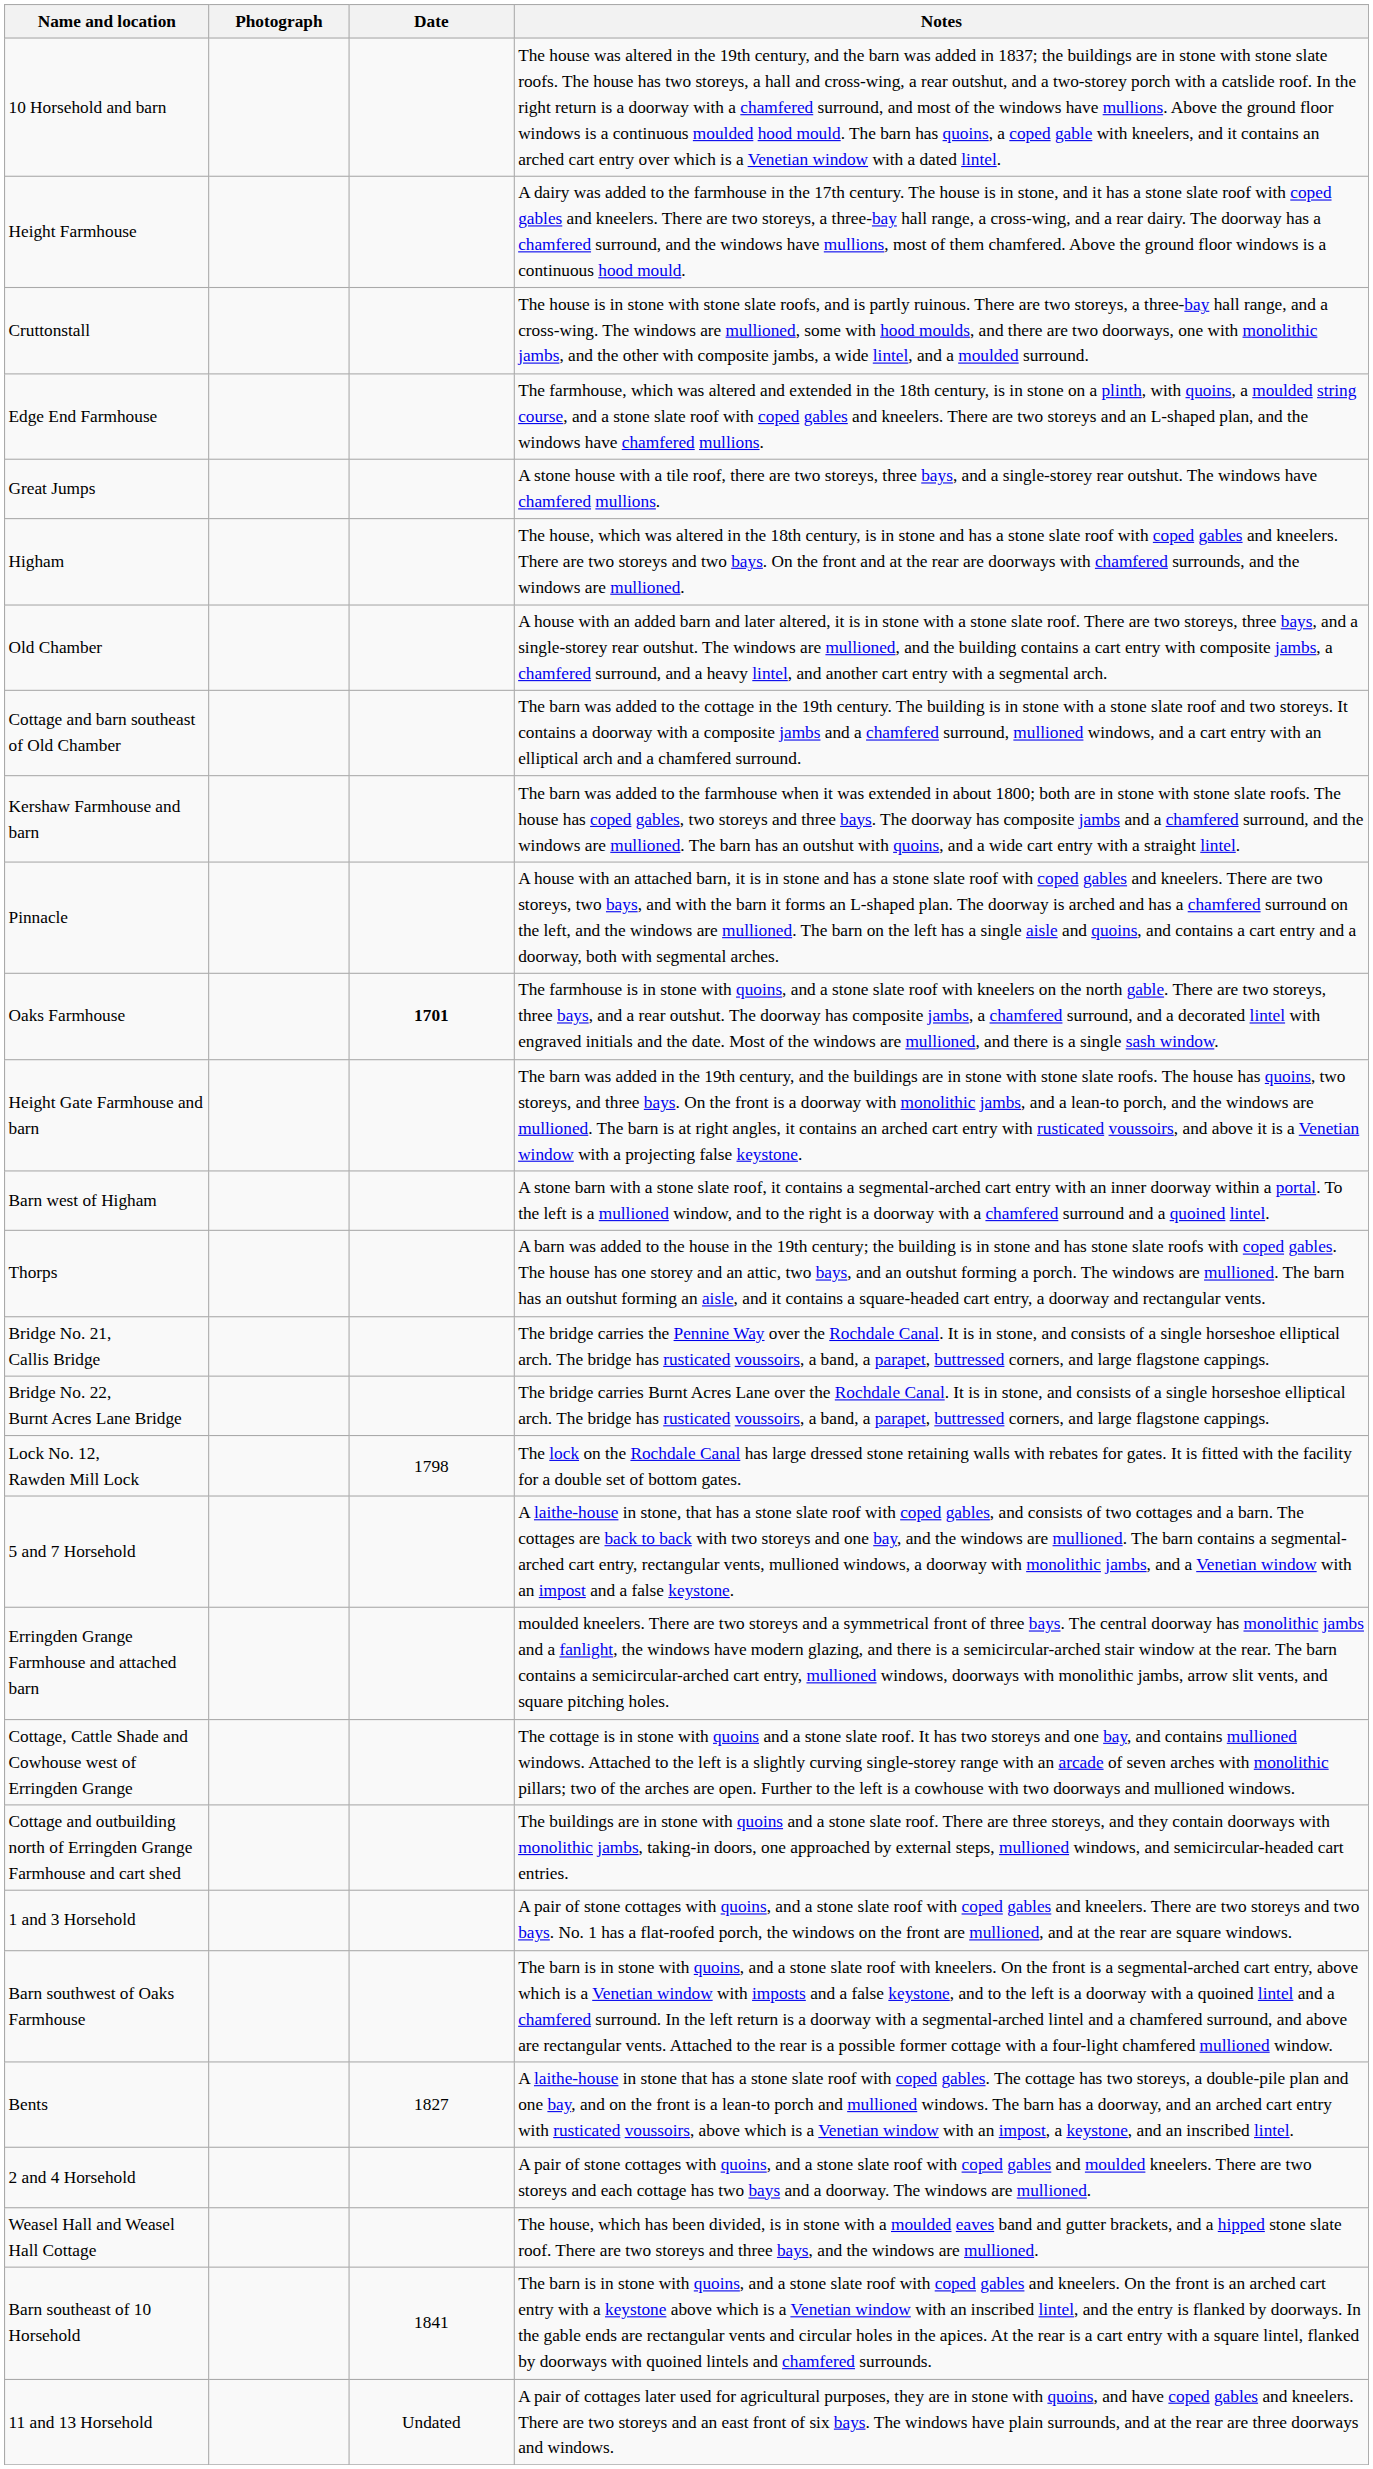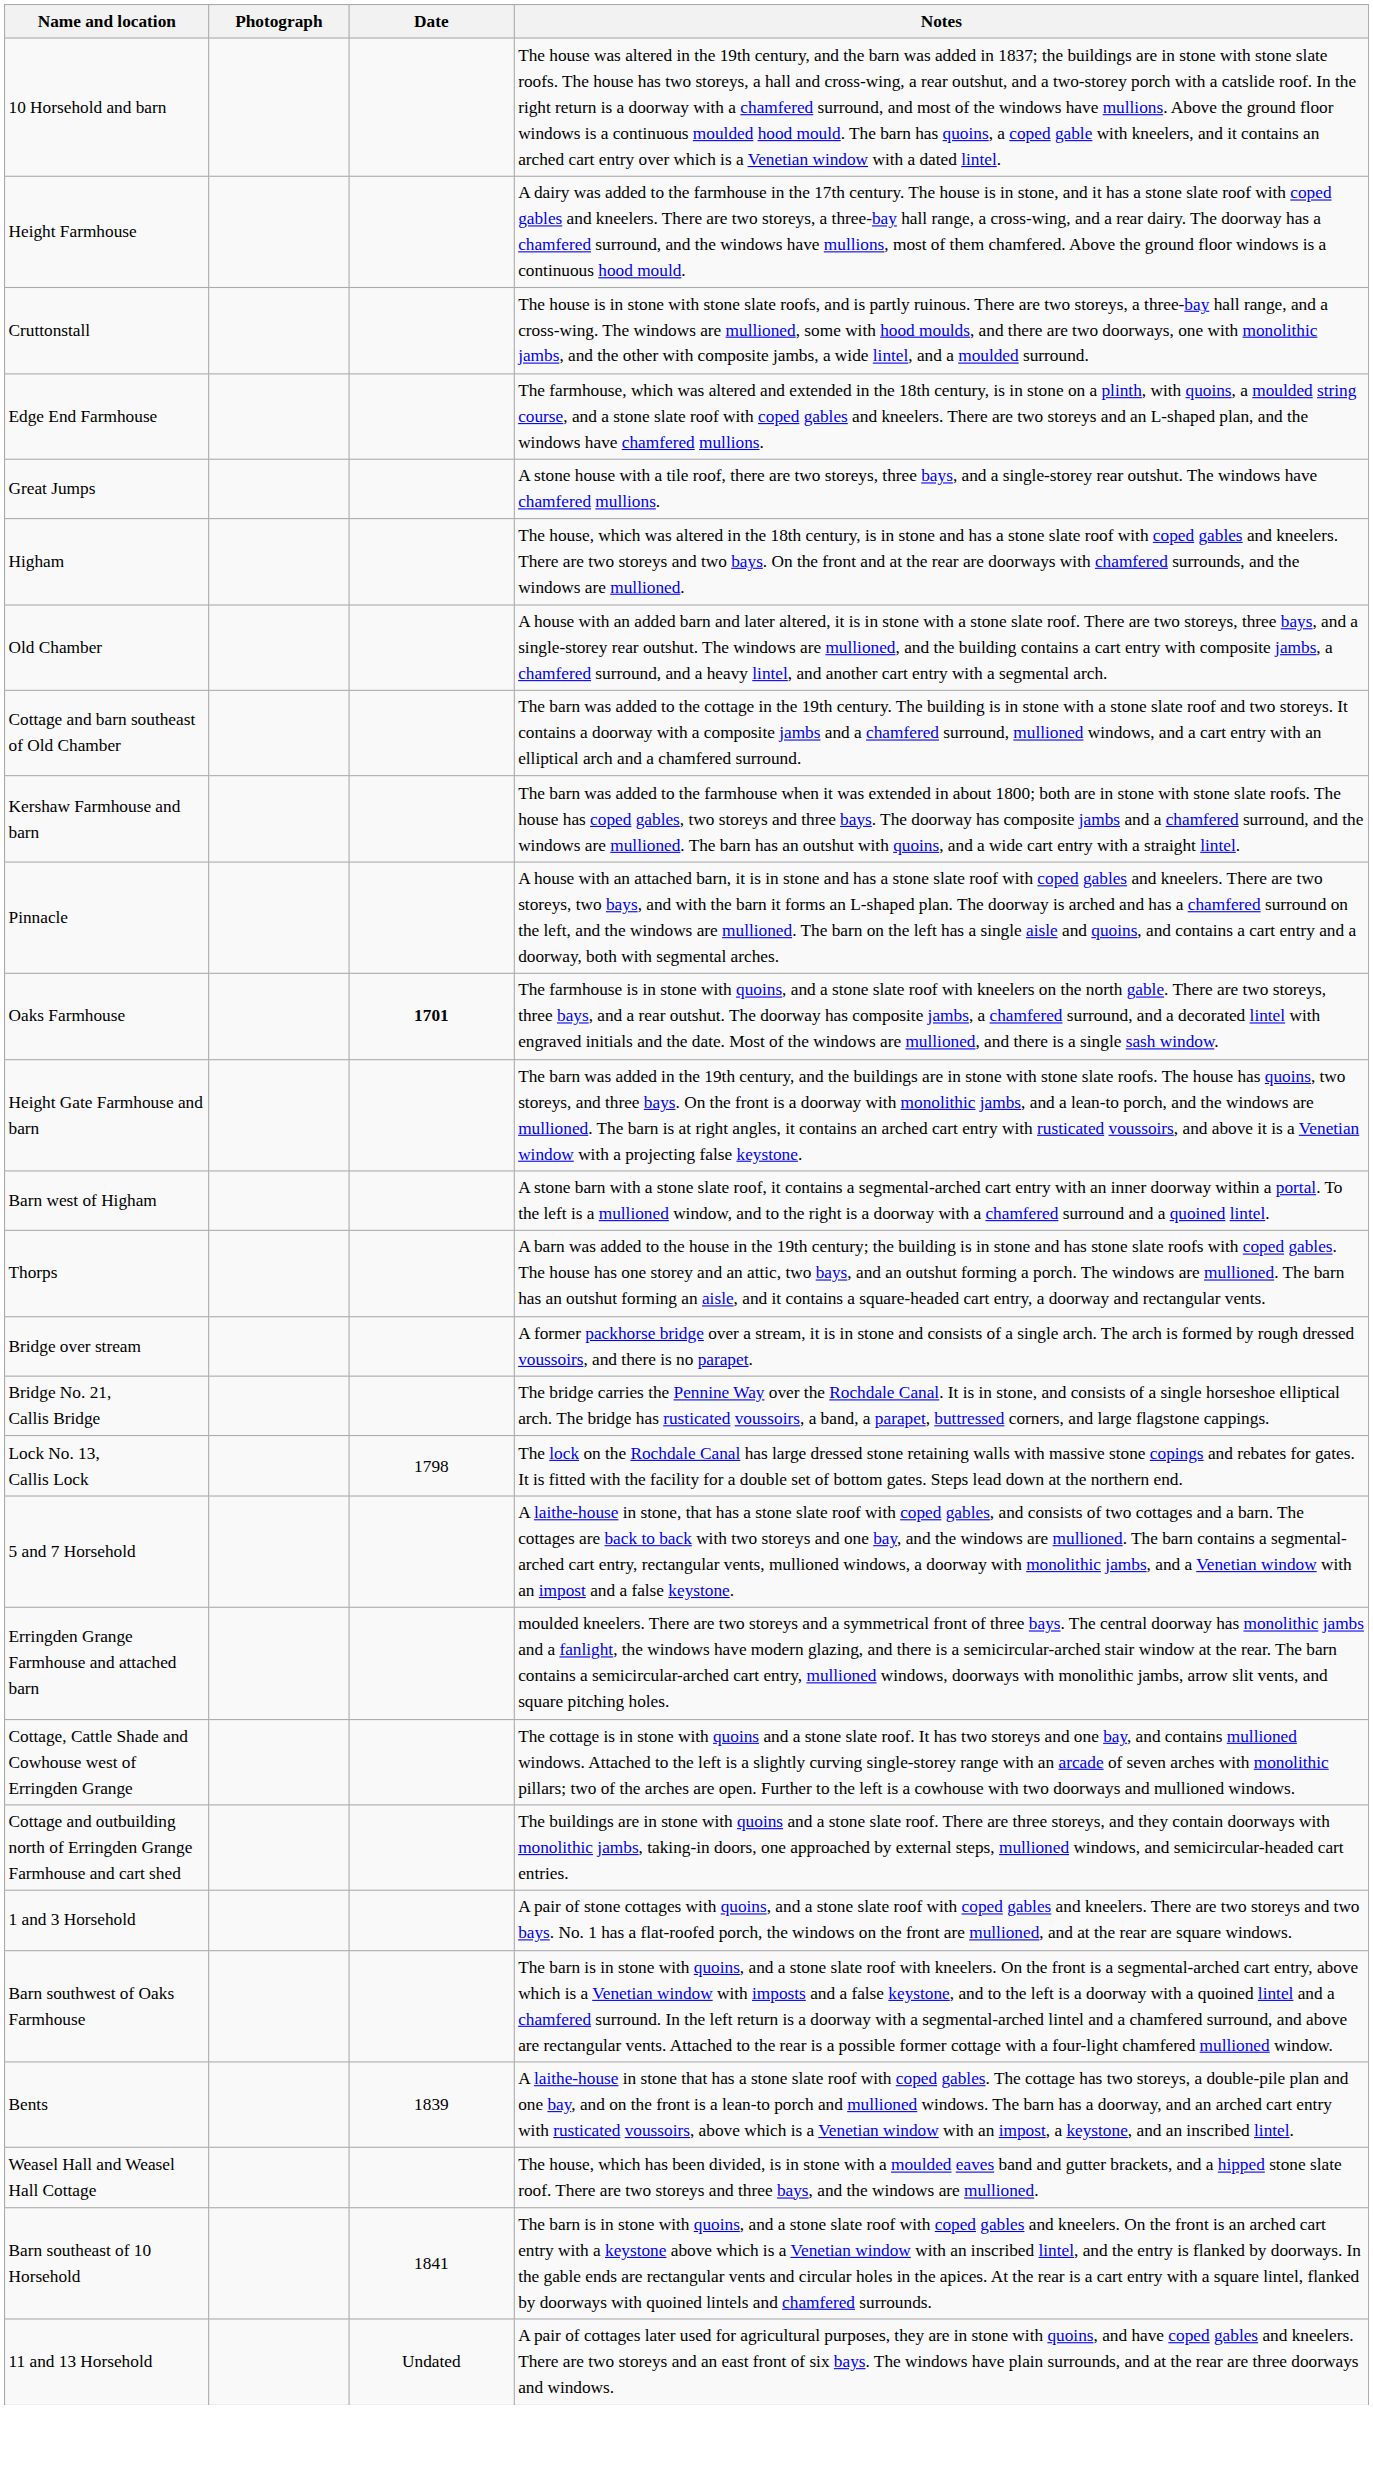+ row: (75, 1346)
- row: (95, 1406)
- row: (74, 1465)
+ row: (54, 1465)
(431, 2104) 1827 -> (431, 2104) 1839
- row: (72, 2177)
